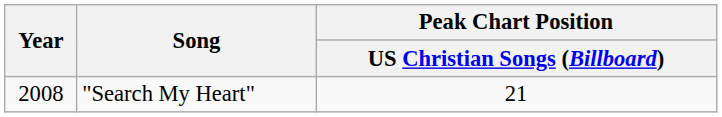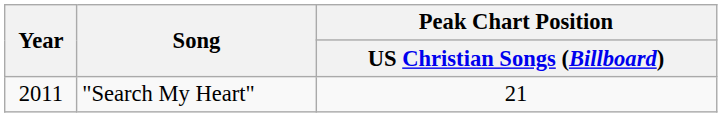(41, 93) 2008 -> (41, 93) 2011
